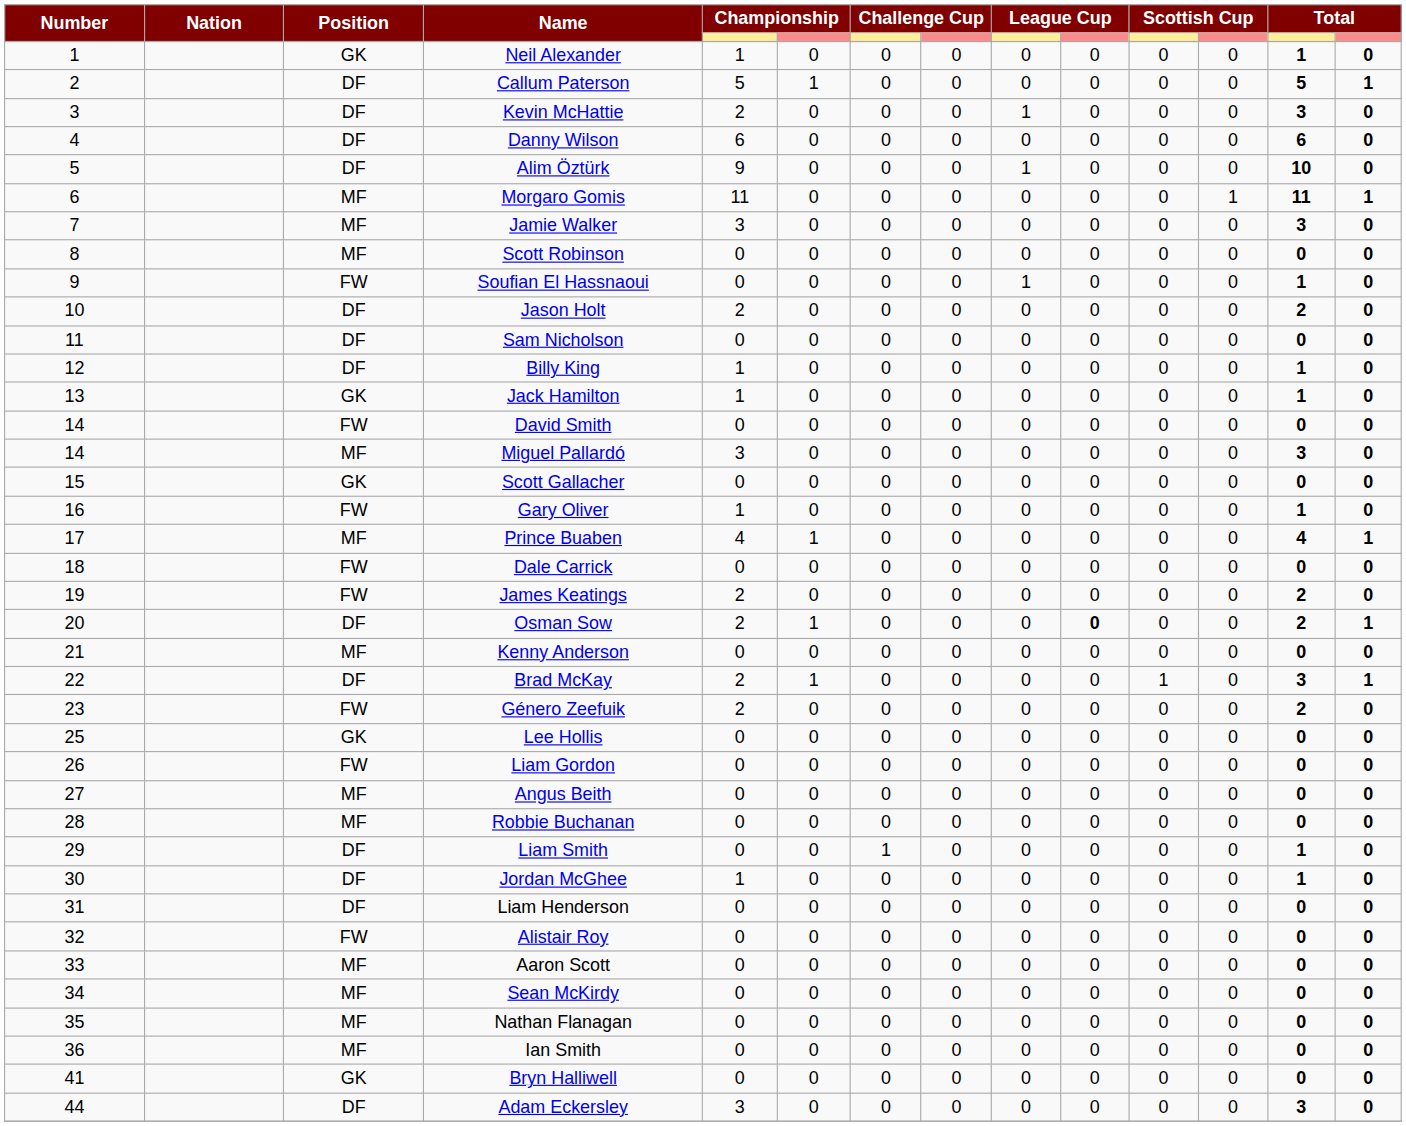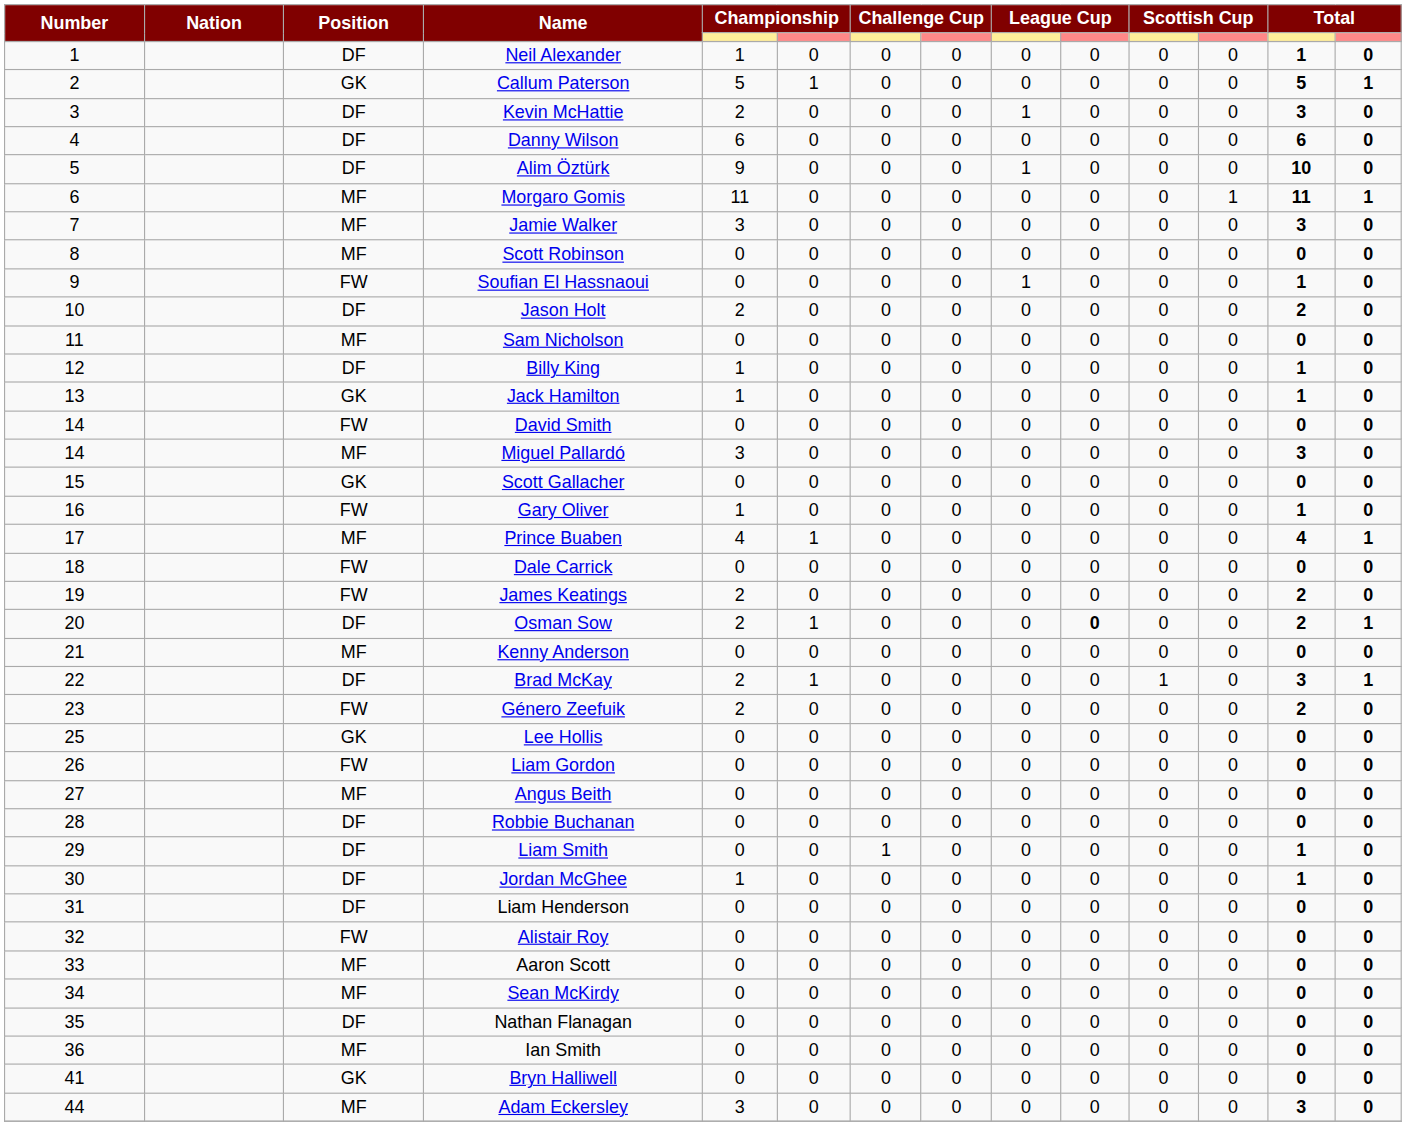(354, 55) GK -> (354, 55) DF
(354, 83) DF -> (354, 83) GK
(354, 339) DF -> (354, 339) MF
(354, 822) MF -> (354, 822) DF
(354, 1021) MF -> (354, 1021) DF
(354, 1106) DF -> (354, 1106) MF
